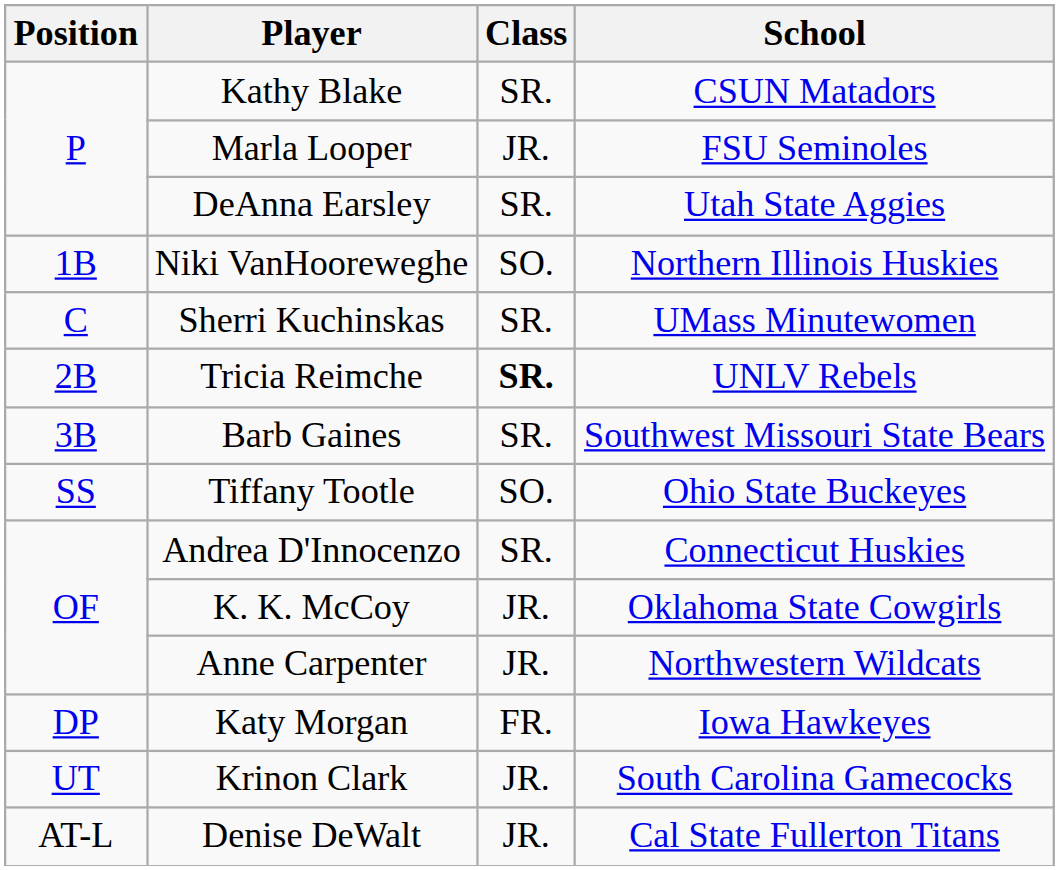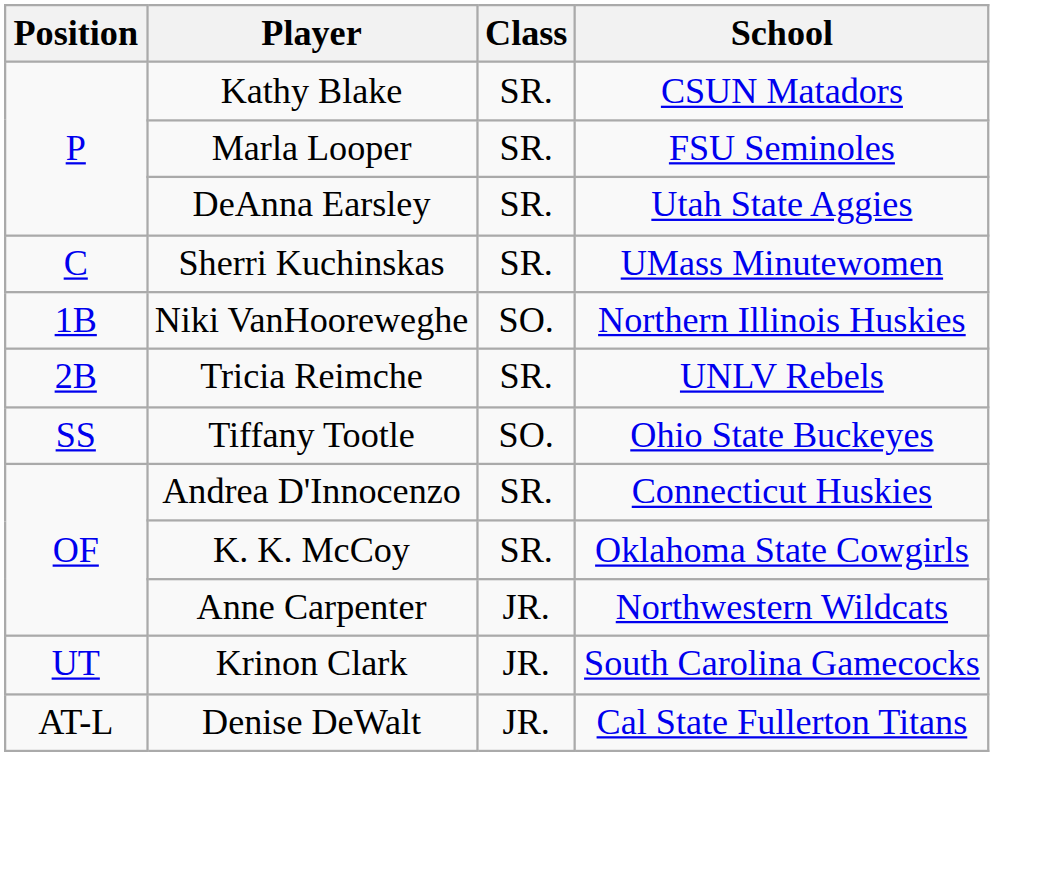(526, 147) JR. -> (526, 147) SR.
rows swapped: (312, 319) <-> (312, 262)
(526, 377) bold -> (526, 377) normal
- row: (312, 434)
(526, 606) JR. -> (526, 549) SR.
- row: (312, 721)
